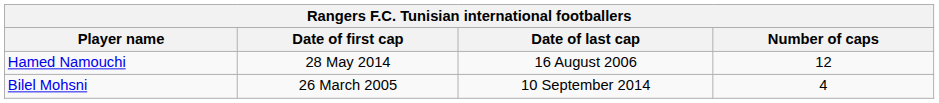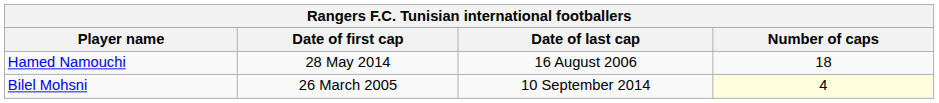(823, 62) 12 -> (823, 62) 18
(823, 86) no background -> (823, 86) lightyellow background
